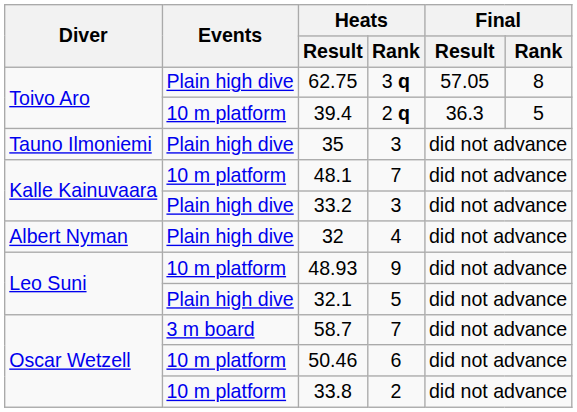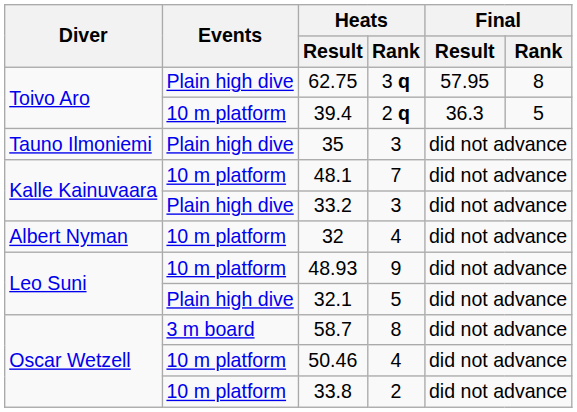(465, 82) 57.05 -> (465, 82) 57.95
(230, 237) Plain high dive -> (226, 237) 10 m platform
(396, 330) 7 -> (396, 330) 8
(396, 361) 6 -> (396, 361) 4
